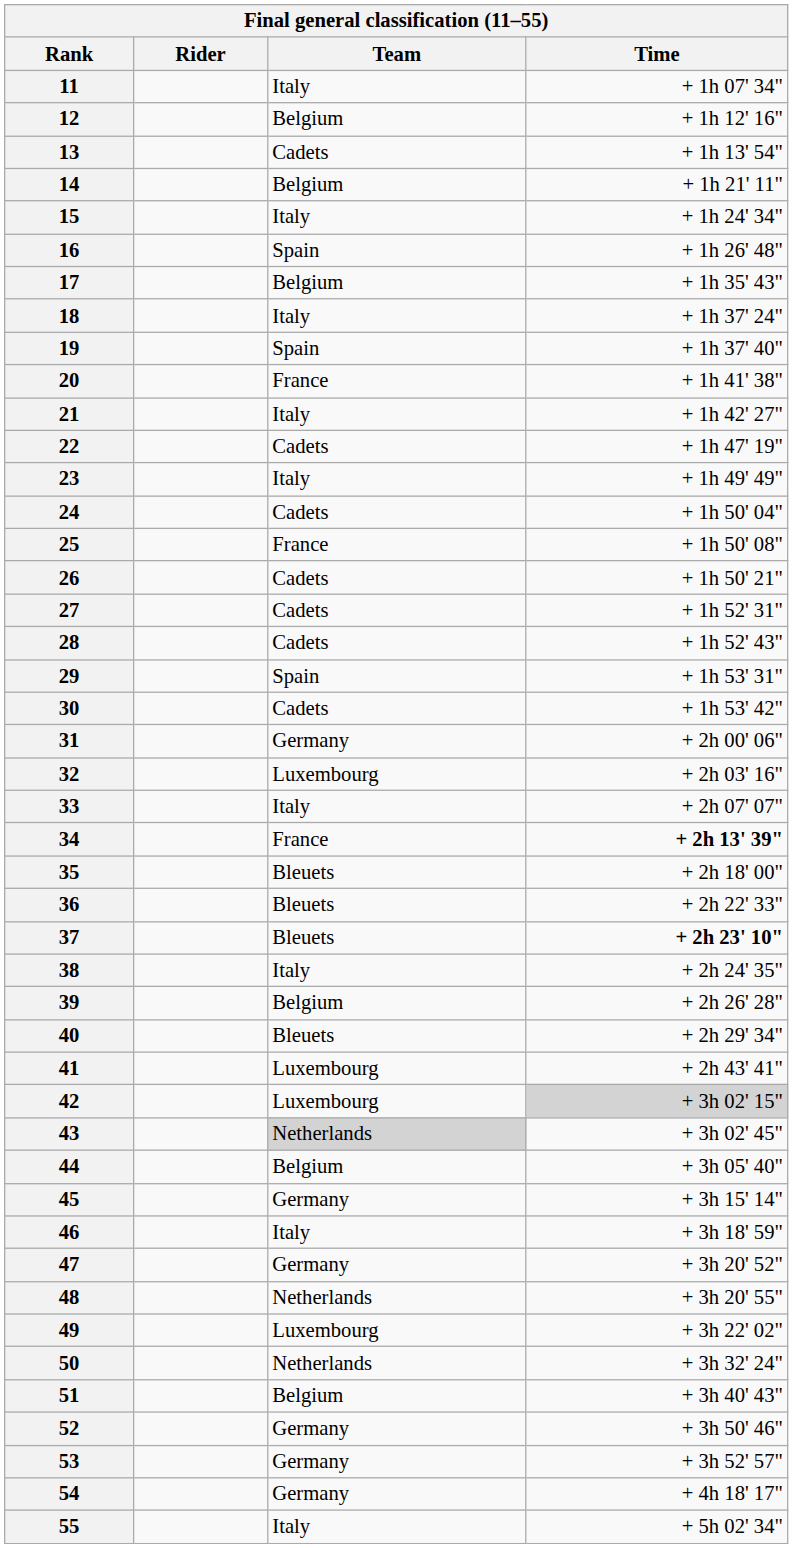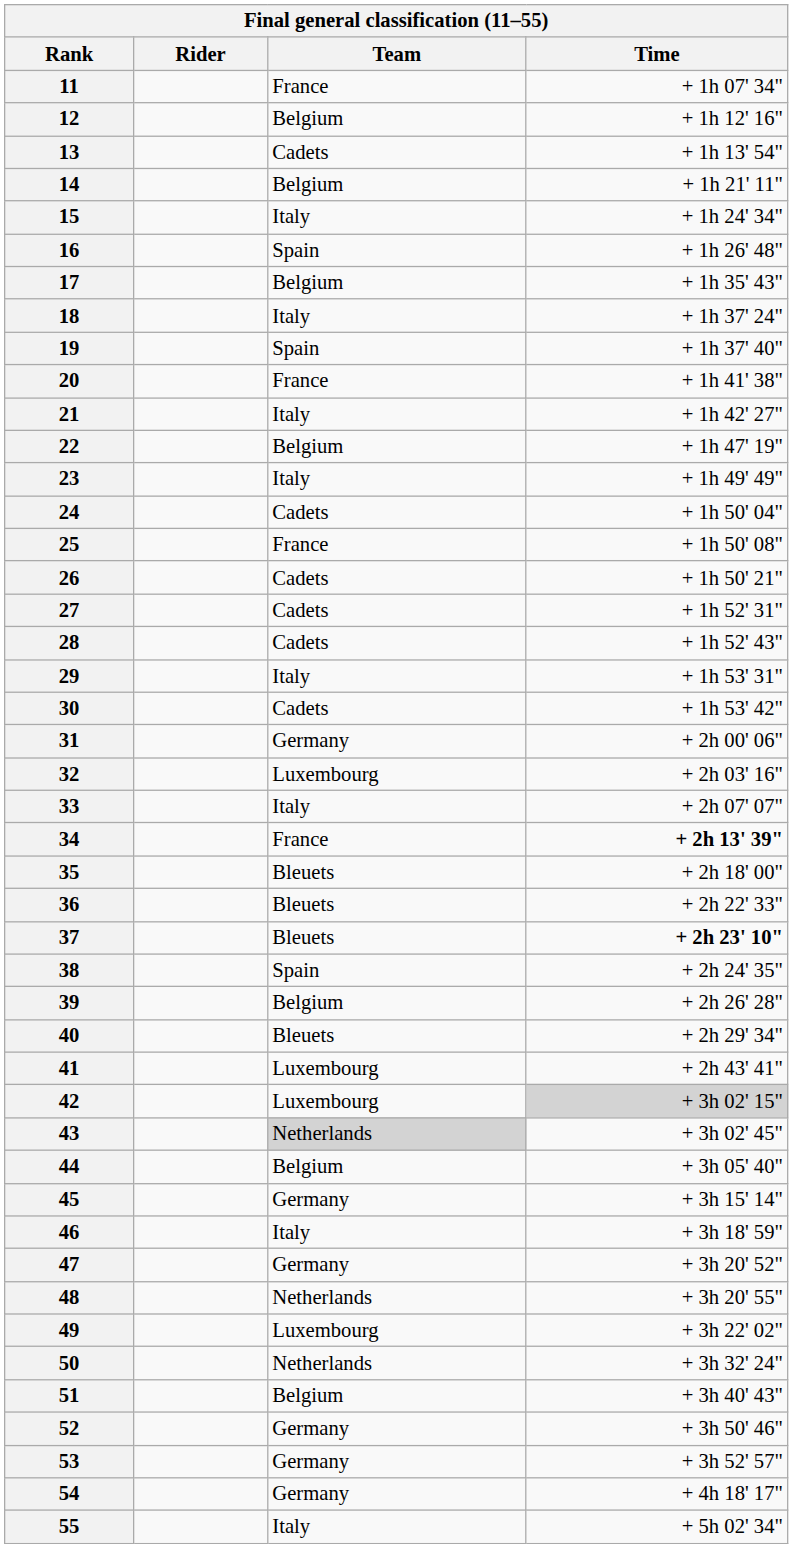(291, 86) Italy -> (300, 86) France
(300, 446) Cadets -> (308, 446) Belgium
(296, 675) Spain -> (291, 675) Italy
(291, 970) Italy -> (296, 970) Spain
